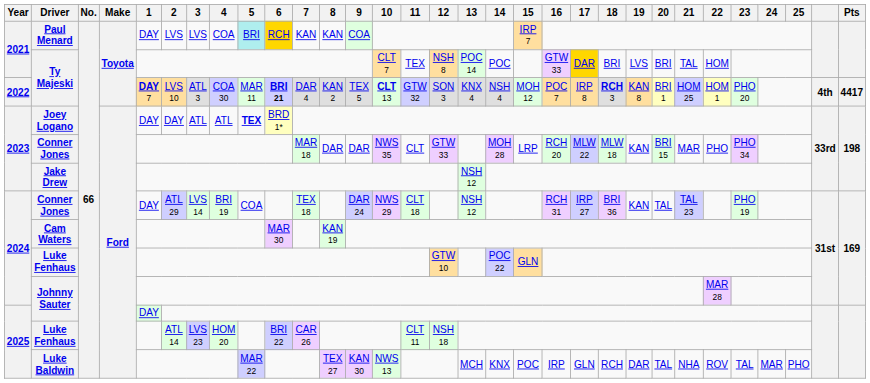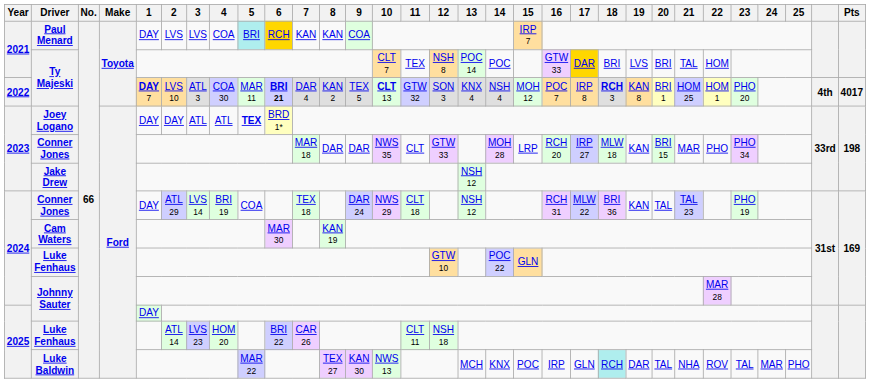(852, 92) 4417 -> (852, 92) 4017
(584, 148) MLW 22 -> (584, 148) IRP 27
(584, 205) IRP 27 -> (584, 205) MLW 22
(612, 364) no background -> (612, 364) paleturquoise background
